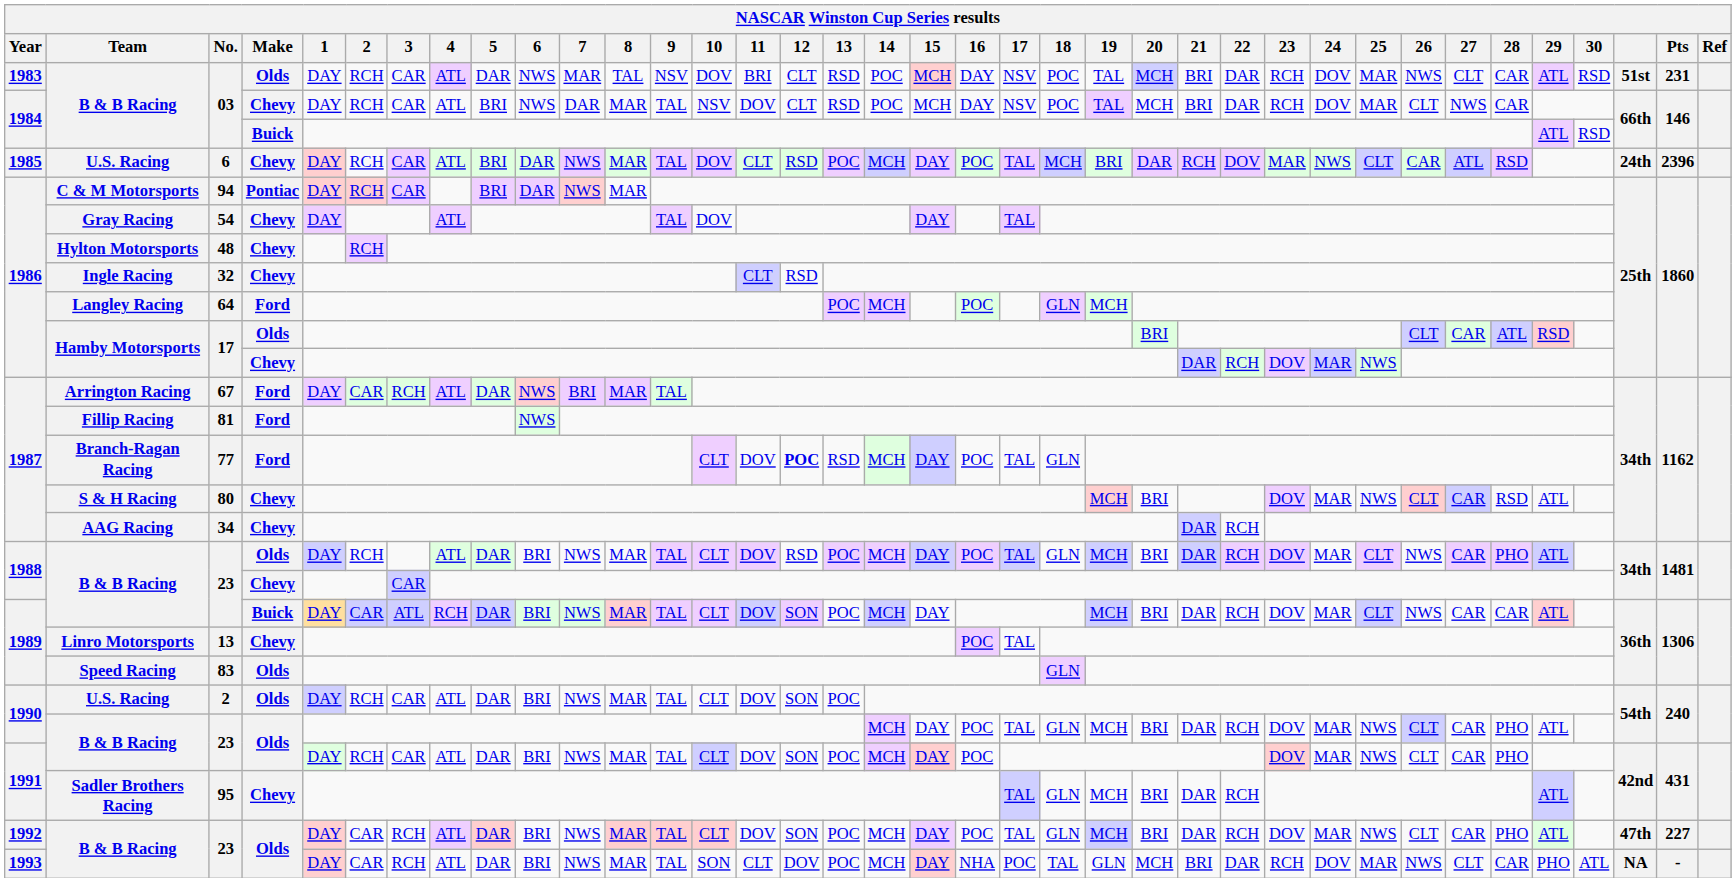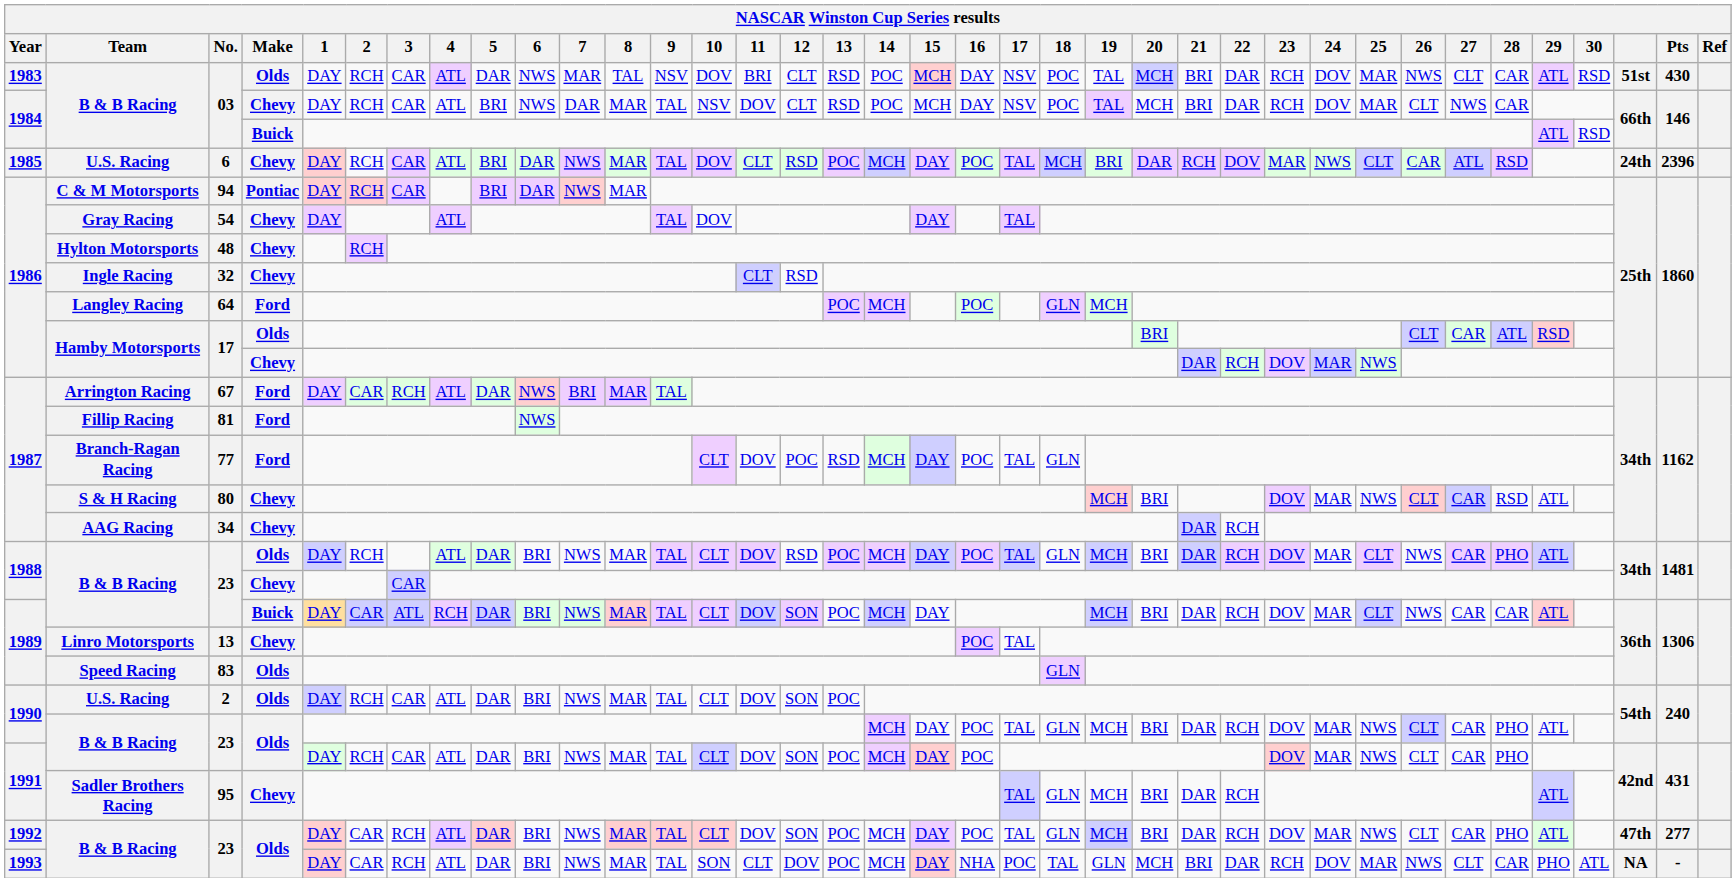(1678, 76) 231 -> (1678, 76) 430
(802, 459) bold -> (802, 459) normal
(1678, 834) 227 -> (1678, 834) 277
